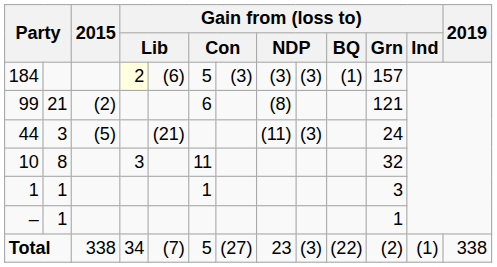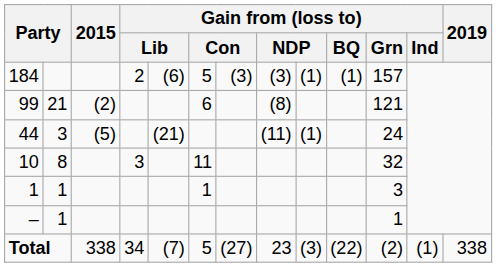(139, 76) lightyellow background -> (139, 76) no background
(311, 76) (3) -> (311, 76) (1)
(311, 133) (3) -> (311, 133) (1)
